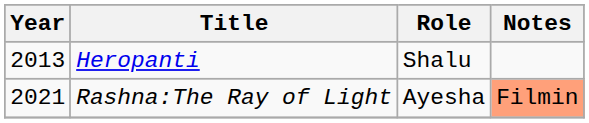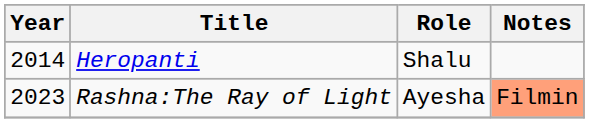(38, 61) 2013 -> (38, 61) 2014
(38, 98) 2021 -> (38, 98) 2023
